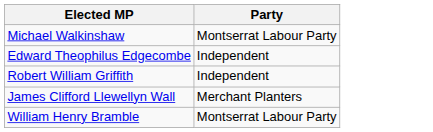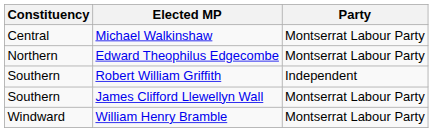+ column: (48, 14)
(233, 55) Independent -> (355, 55) Montserrat Labour Party
(249, 96) Merchant Planters -> (355, 96) Montserrat Labour Party
